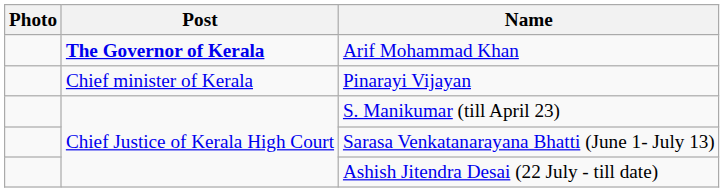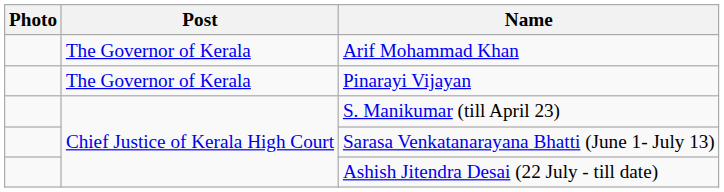(165, 50) bold -> (158, 50) normal
(159, 80) Chief minister of Kerala -> (158, 80) The Governor of Kerala
